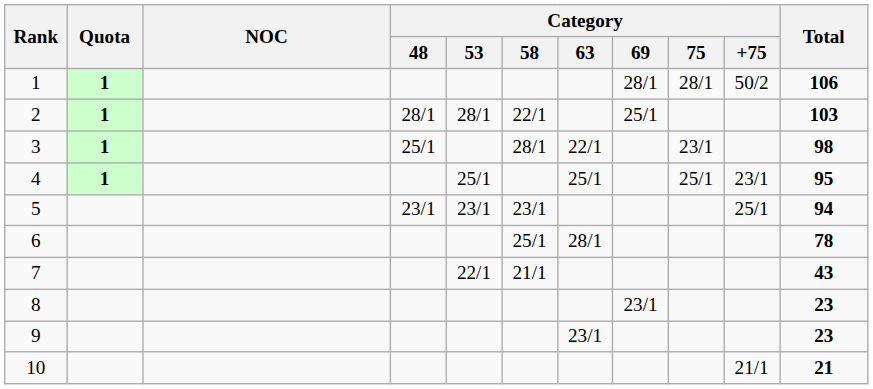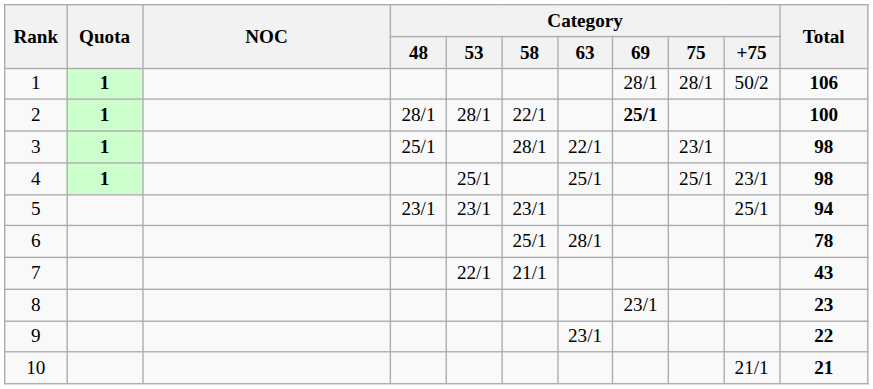(641, 115) normal -> (641, 115) bold
(824, 115) 103 -> (824, 115) 100
(824, 178) 95 -> (824, 178) 98
(824, 336) 23 -> (824, 336) 22
